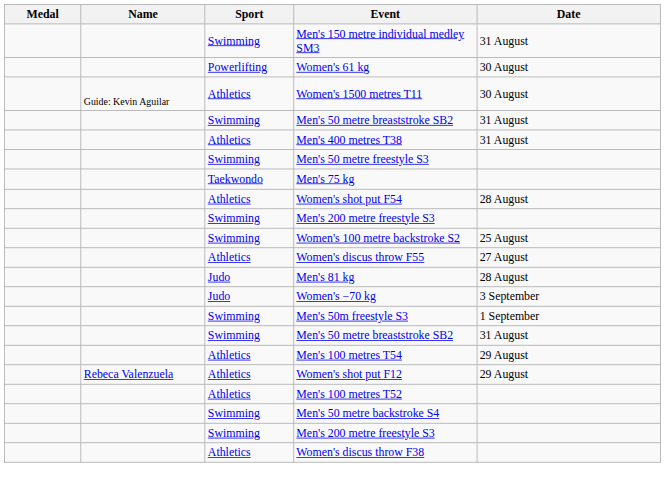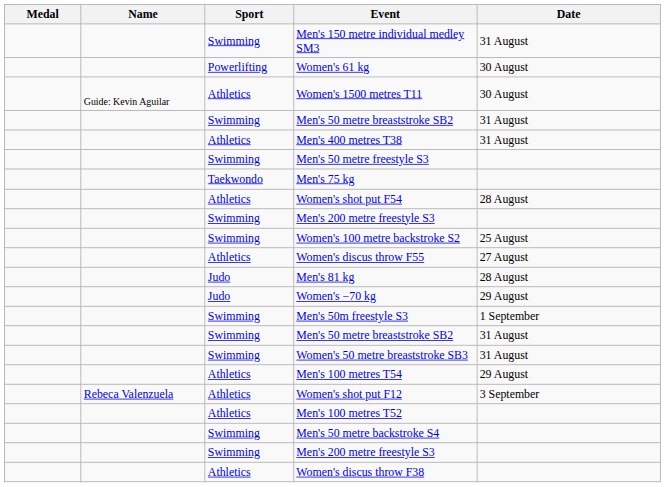(509, 296) 3 September -> (504, 296) 29 August
+ row: (234, 355)
(504, 374) 29 August -> (509, 394) 3 September
